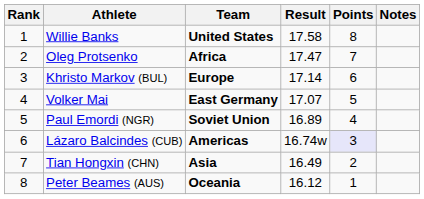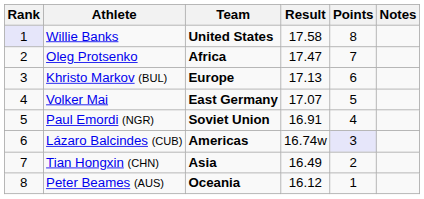(24, 36) no background -> (24, 36) lavender background
(305, 78) 17.14 -> (305, 78) 17.13
(305, 120) 16.89 -> (305, 120) 16.91
